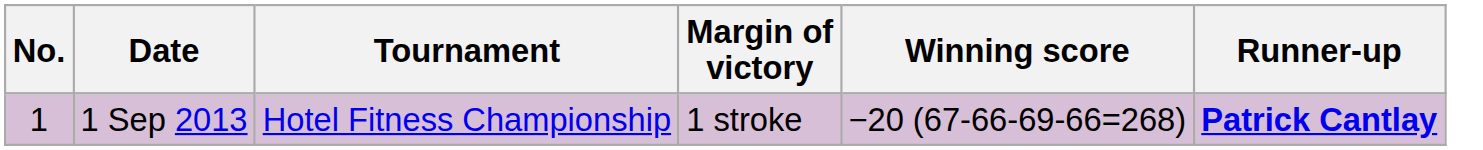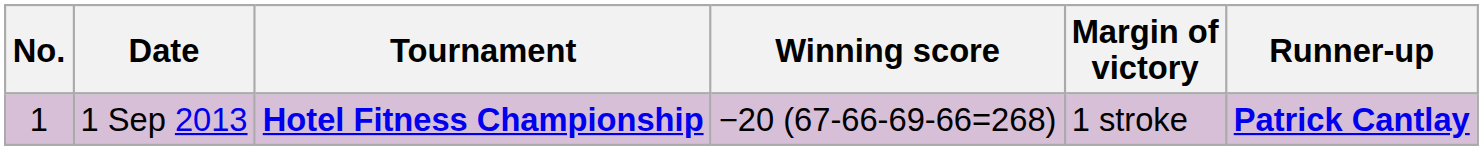columns swapped: (1017, 49) <-> (760, 49)
(467, 119) normal -> (483, 119) bold
